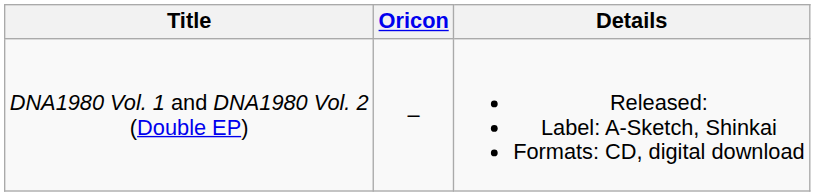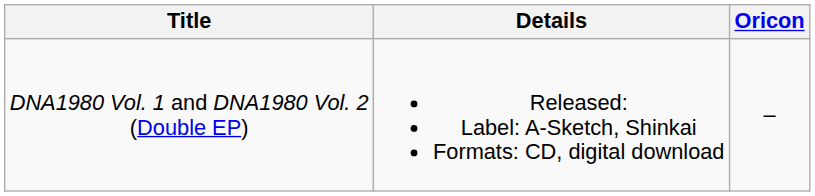columns swapped: (632, 21) <-> (414, 21)
